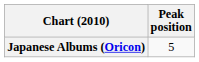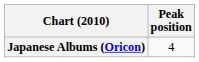(171, 47) 5 -> (171, 47) 4
